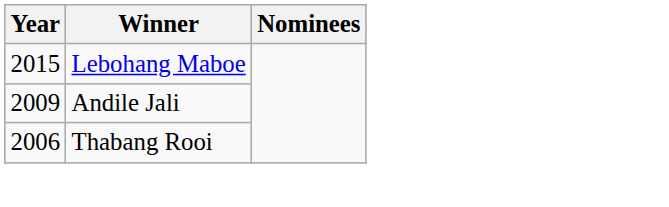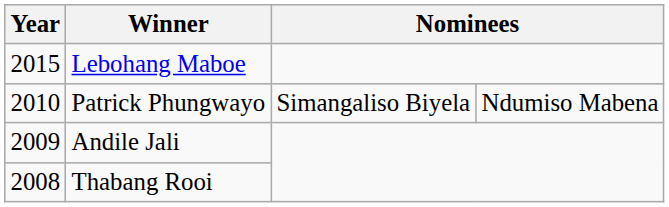+ row: (168, 102)
(35, 142) 2006 -> (35, 181) 2008
